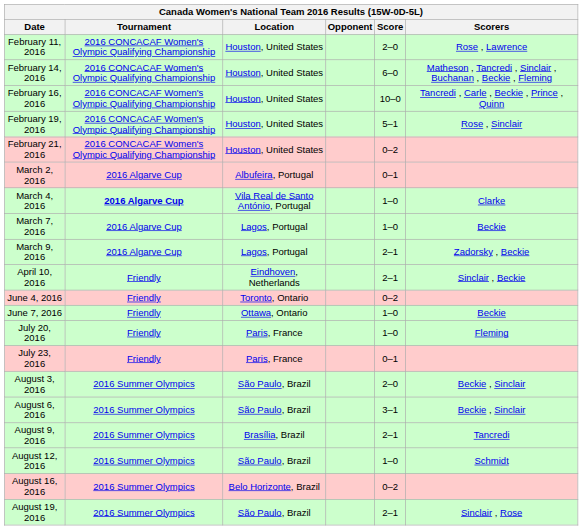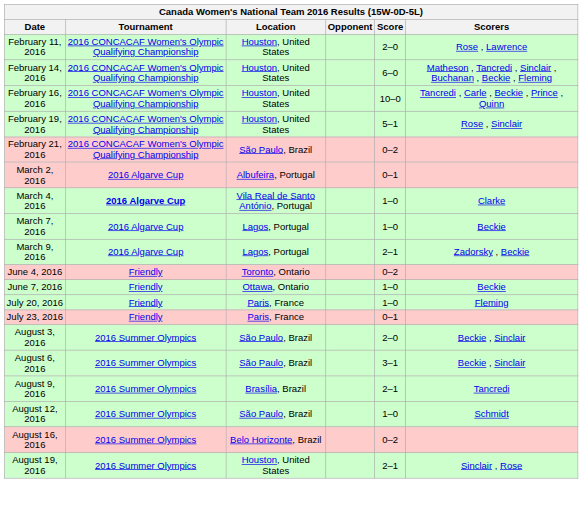(274, 150) Houston, United States -> (276, 150) São Paulo, Brazil
- row: (35, 278)
(274, 512) São Paulo, Brazil -> (276, 466) Houston, United States
